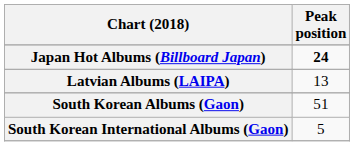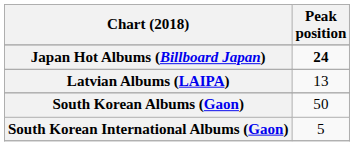(321, 104) 51 -> (321, 104) 50
